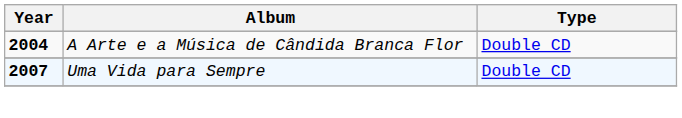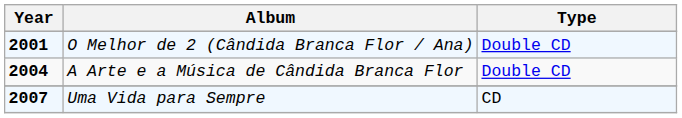+ row: (270, 45)
(526, 72) Double CD -> (491, 99) CD
